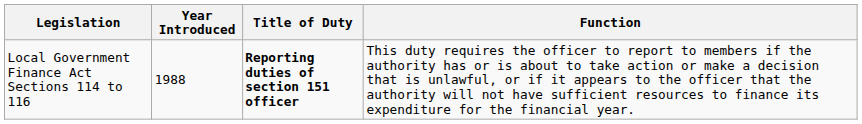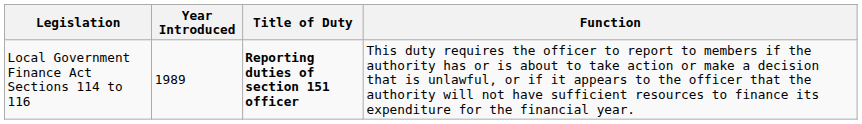(170, 80) 1988 -> (170, 80) 1989
